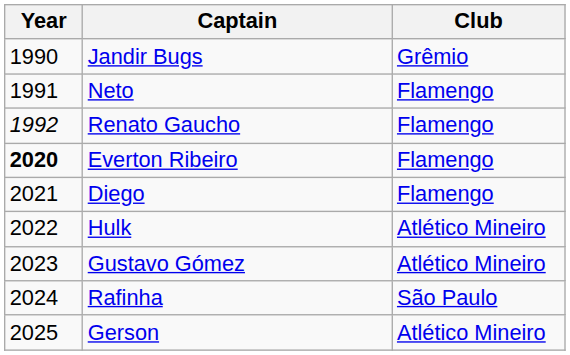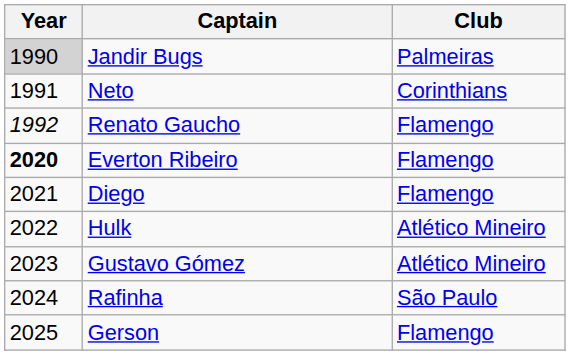(34, 56) no background -> (34, 56) lightgrey background
(433, 56) Grêmio -> (445, 56) Palmeiras
(445, 90) Flamengo -> (452, 90) Corinthians
(471, 332) Atlético Mineiro -> (445, 332) Flamengo
